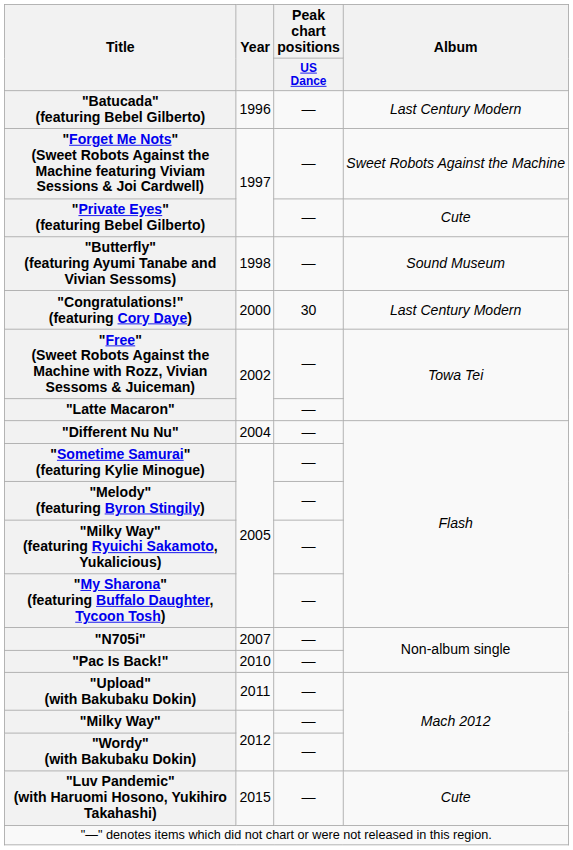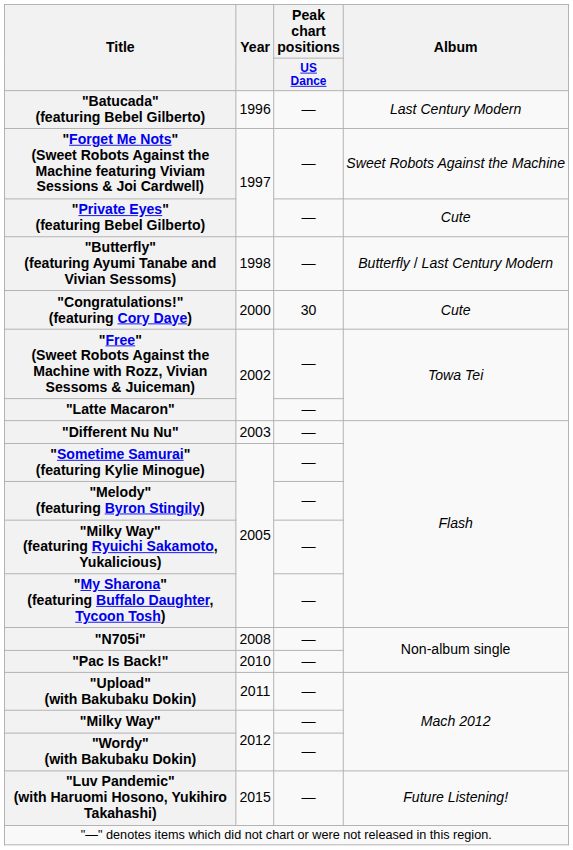(456, 263) Sound Museum -> (456, 263) Butterfly / Last Century Modern
(456, 309) Last Century Modern -> (456, 309) Cute
(255, 432) 2004 -> (255, 432) 2003
(255, 638) 2007 -> (255, 638) 2008
(456, 798) Cute -> (456, 798) Future Listening!
